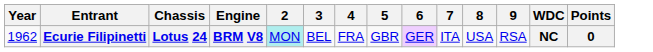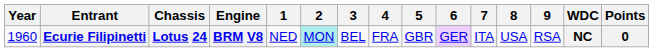+ column: (283, 15)
(22, 36) 1962 -> (22, 36) 1960
